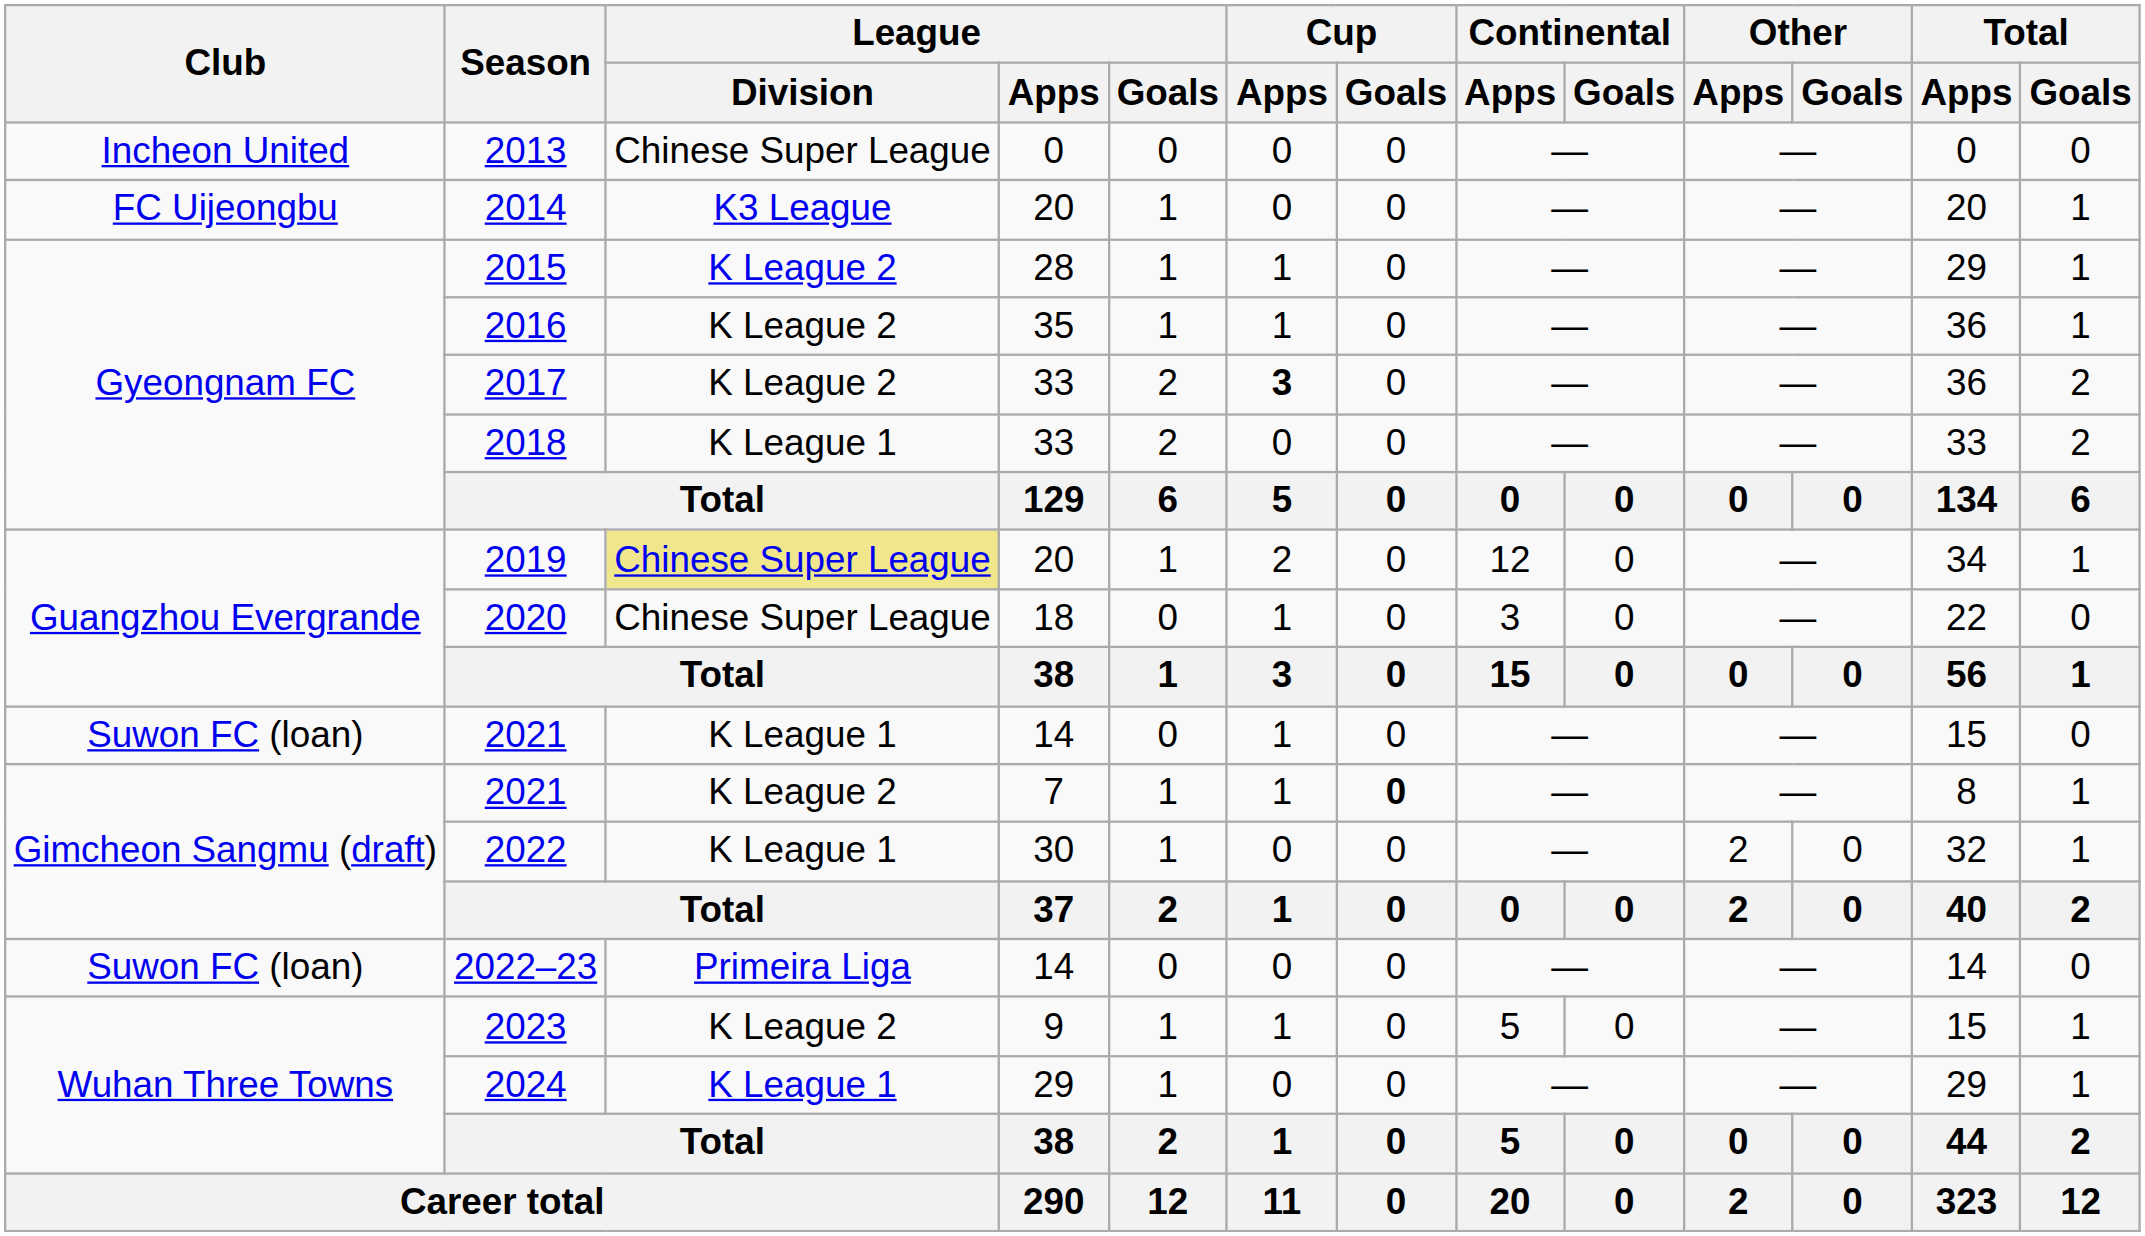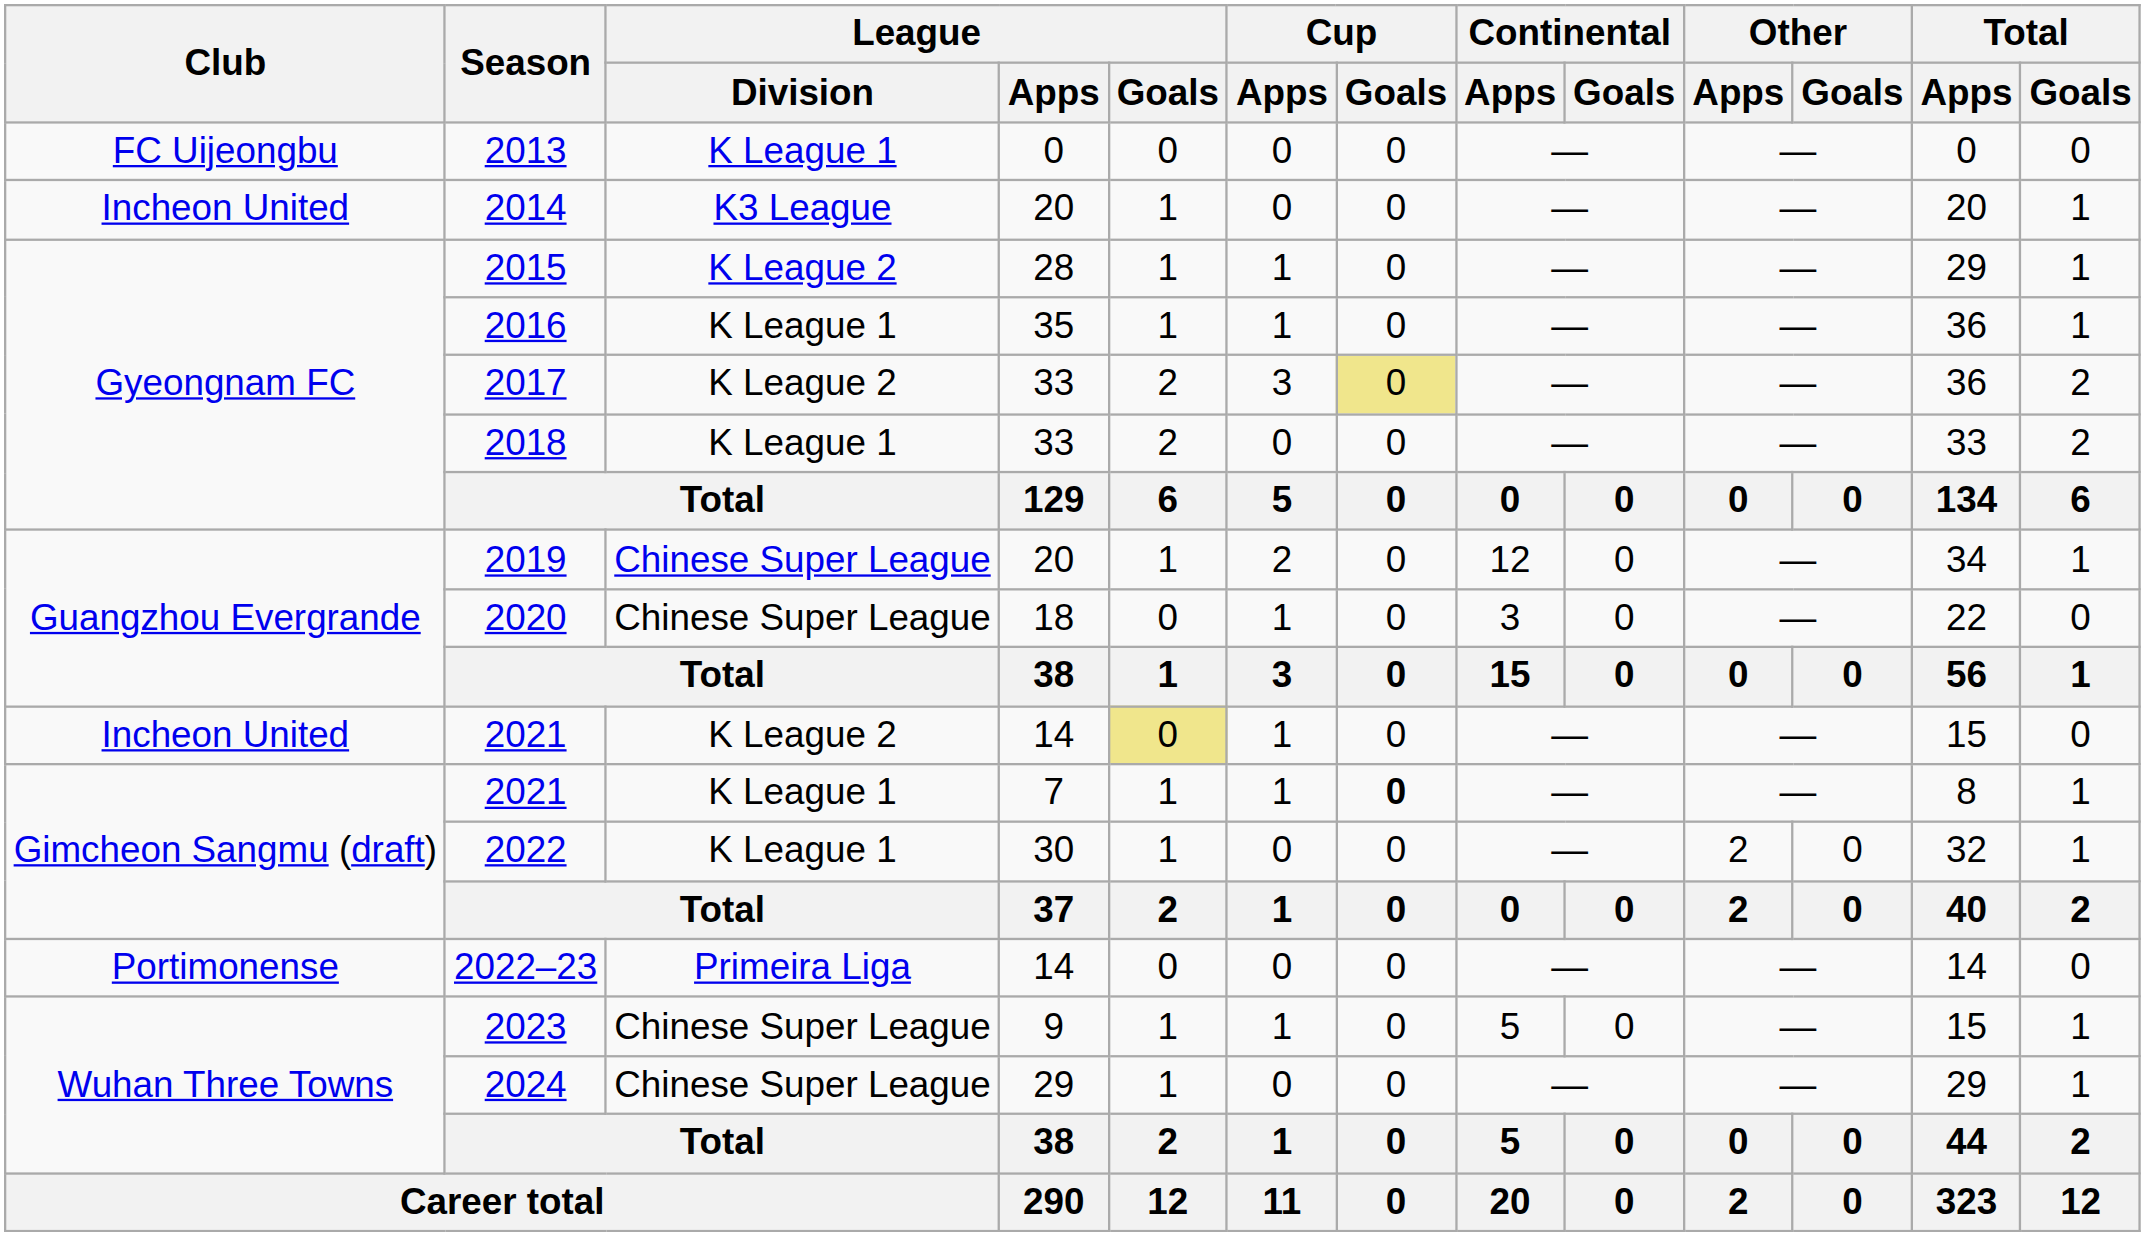(225, 150) Incheon United -> (225, 150) FC Uijeongbu
(802, 150) Chinese Super League -> (802, 150) K League 1
(225, 208) FC Uijeongbu -> (225, 208) Incheon United
(802, 325) K League 2 -> (802, 325) K League 1
(1282, 383) bold -> (1282, 383) normal
(1396, 383) no background -> (1396, 383) khaki background
(802, 558) khaki background -> (802, 558) no background
(225, 734) Suwon FC (loan) -> (225, 734) Incheon United
(802, 734) K League 1 -> (802, 734) K League 2
(1168, 734) no background -> (1168, 734) khaki background
(802, 792) K League 2 -> (802, 792) K League 1
(225, 967) Suwon FC (loan) -> (225, 967) Portimonense
(802, 1025) K League 2 -> (802, 1025) Chinese Super League
(802, 1084) K League 1 -> (802, 1084) Chinese Super League
